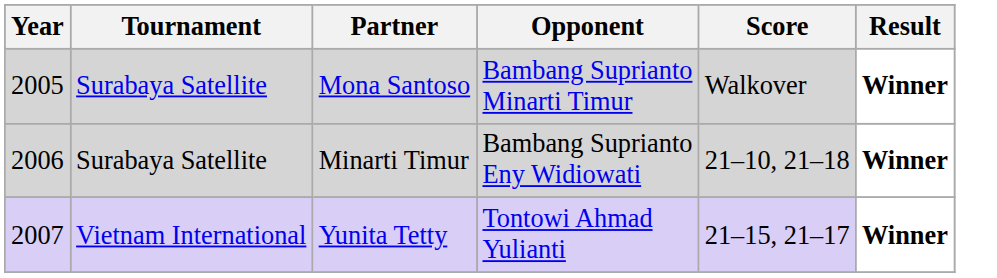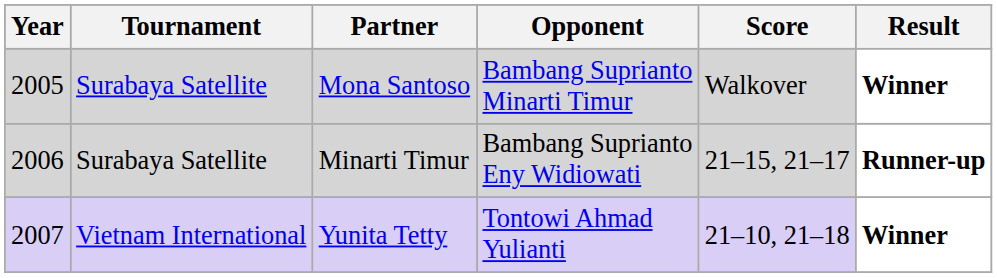(777, 160) 21–10, 21–18 -> (777, 160) 21–15, 21–17
(905, 160) Winner -> (924, 160) Runner-up
(777, 234) 21–15, 21–17 -> (777, 234) 21–10, 21–18
